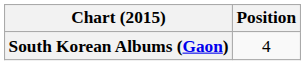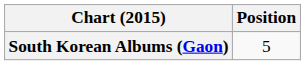(266, 45) 4 -> (266, 45) 5
